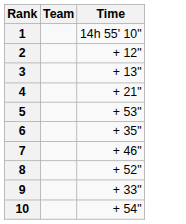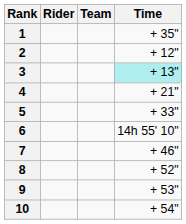+ column: (59, 14)
(111, 33) 14h 55' 10" -> (164, 33) + 35"
(127, 72) no background -> (164, 72) paleturquoise background
(127, 111) + 53" -> (164, 111) + 33"
(127, 131) + 35" -> (148, 131) 14h 55' 10"
(127, 190) + 33" -> (164, 190) + 53"
